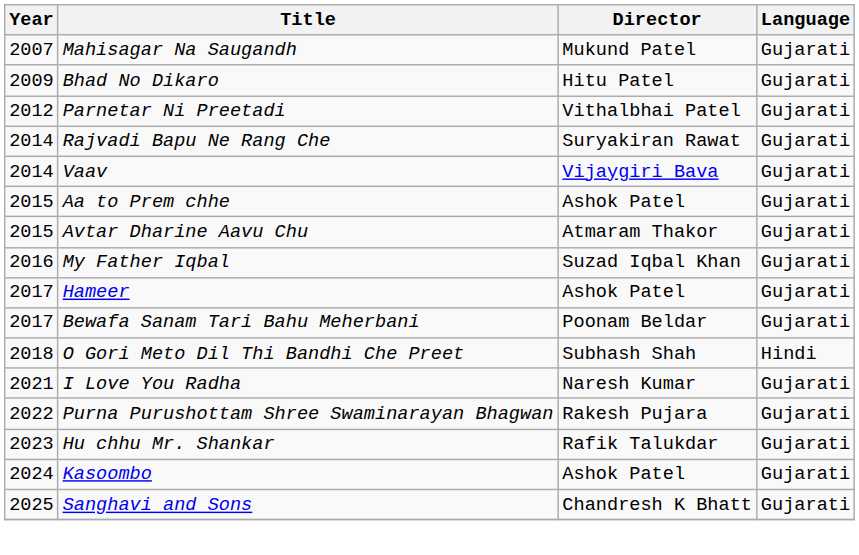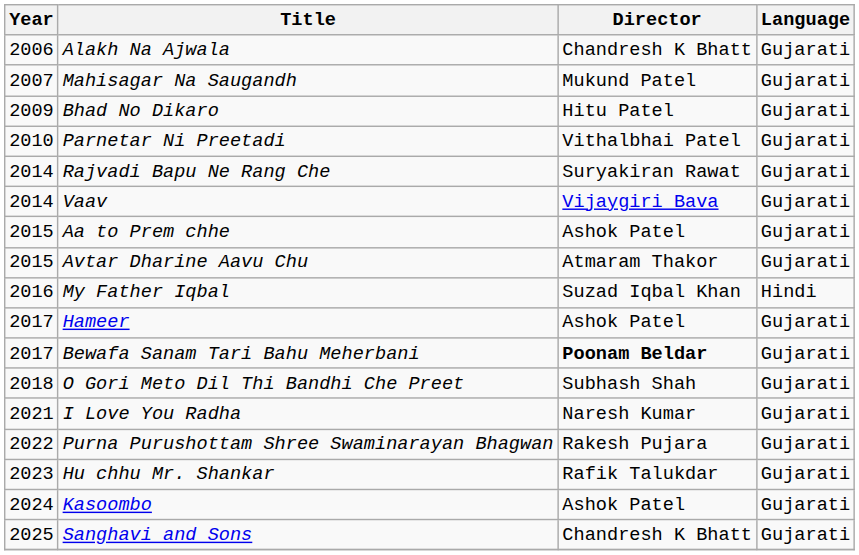+ row: (146, 50)
(31, 111) 2012 -> (31, 141) 2010
(805, 262) Gujarati -> (789, 293) Hindi
(635, 323) normal -> (635, 353) bold
(789, 353) Hindi -> (805, 383) Gujarati
